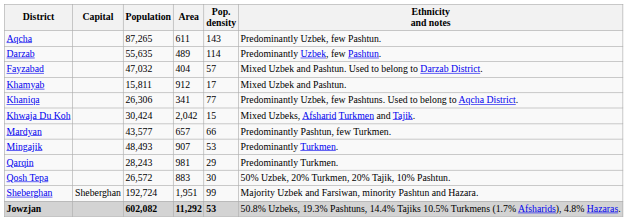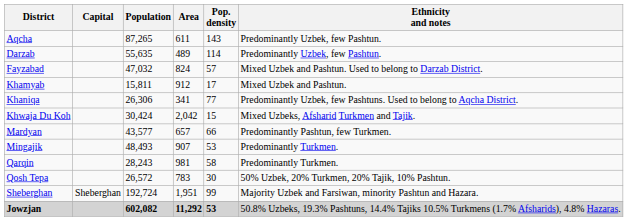(183, 69) 404 -> (183, 69) 824
(211, 162) 29 -> (211, 162) 58
(183, 178) 883 -> (183, 178) 783
